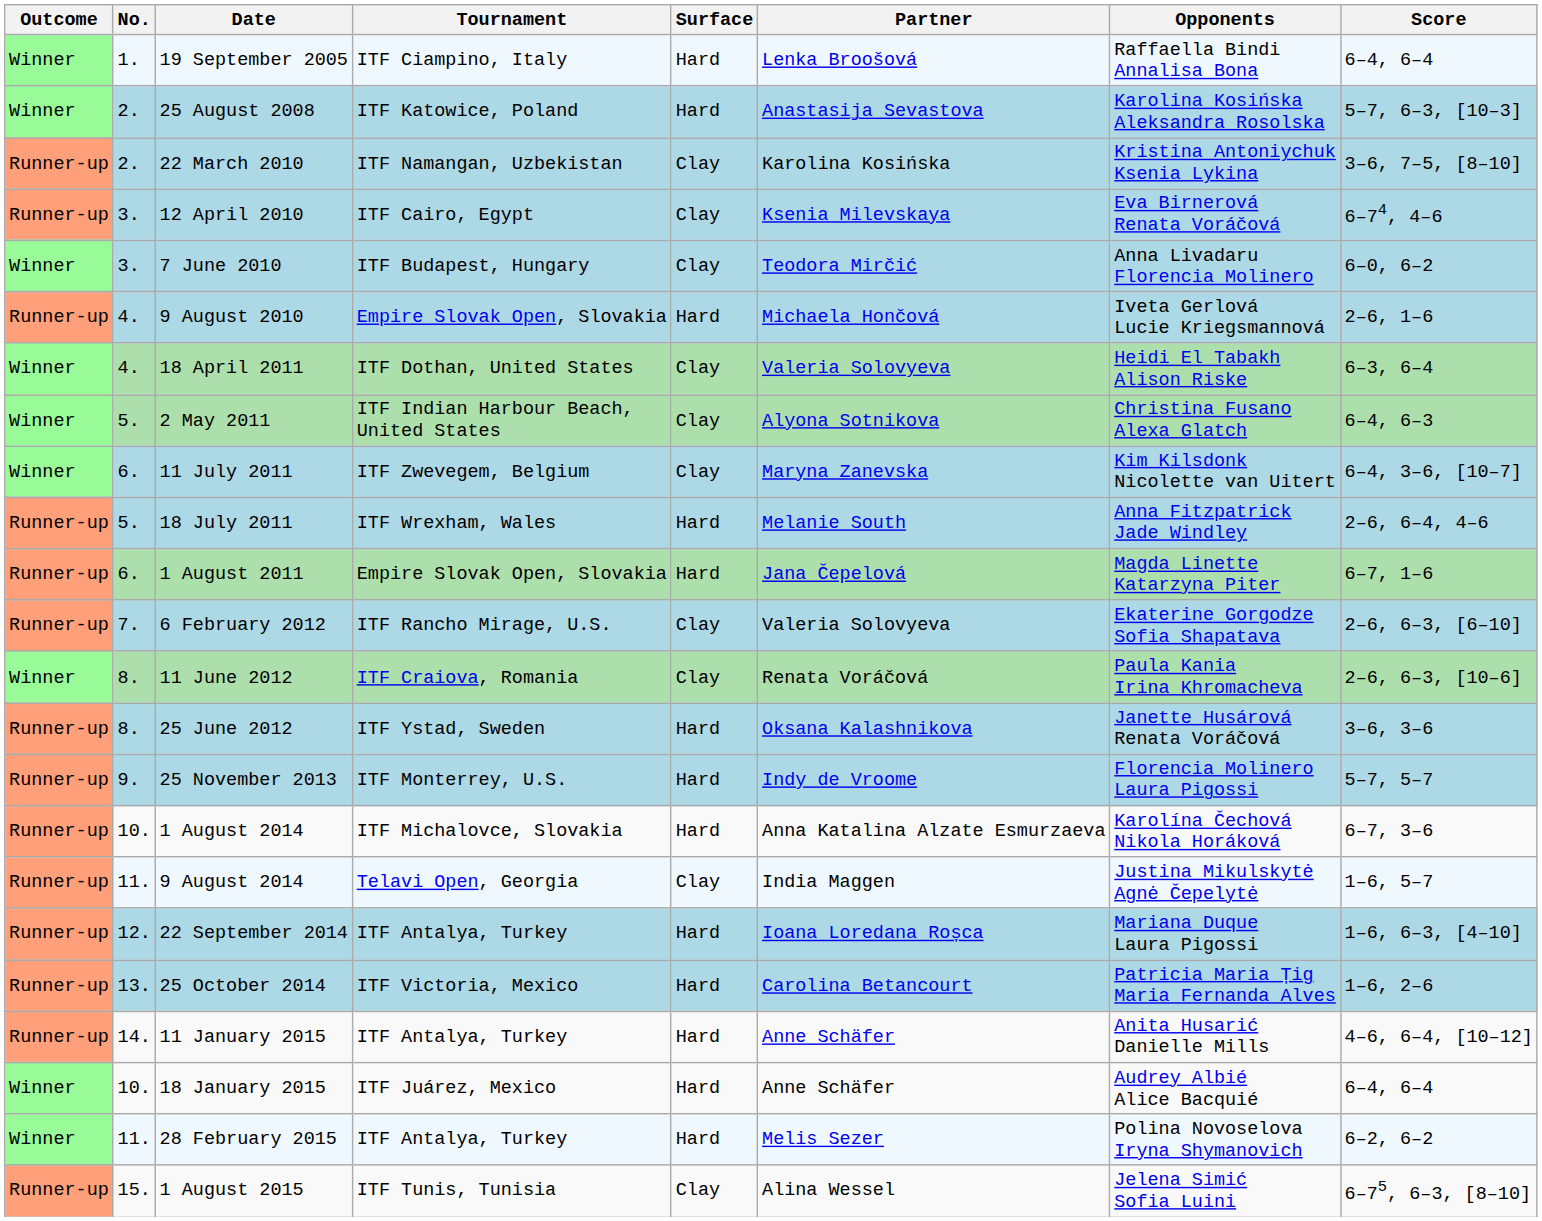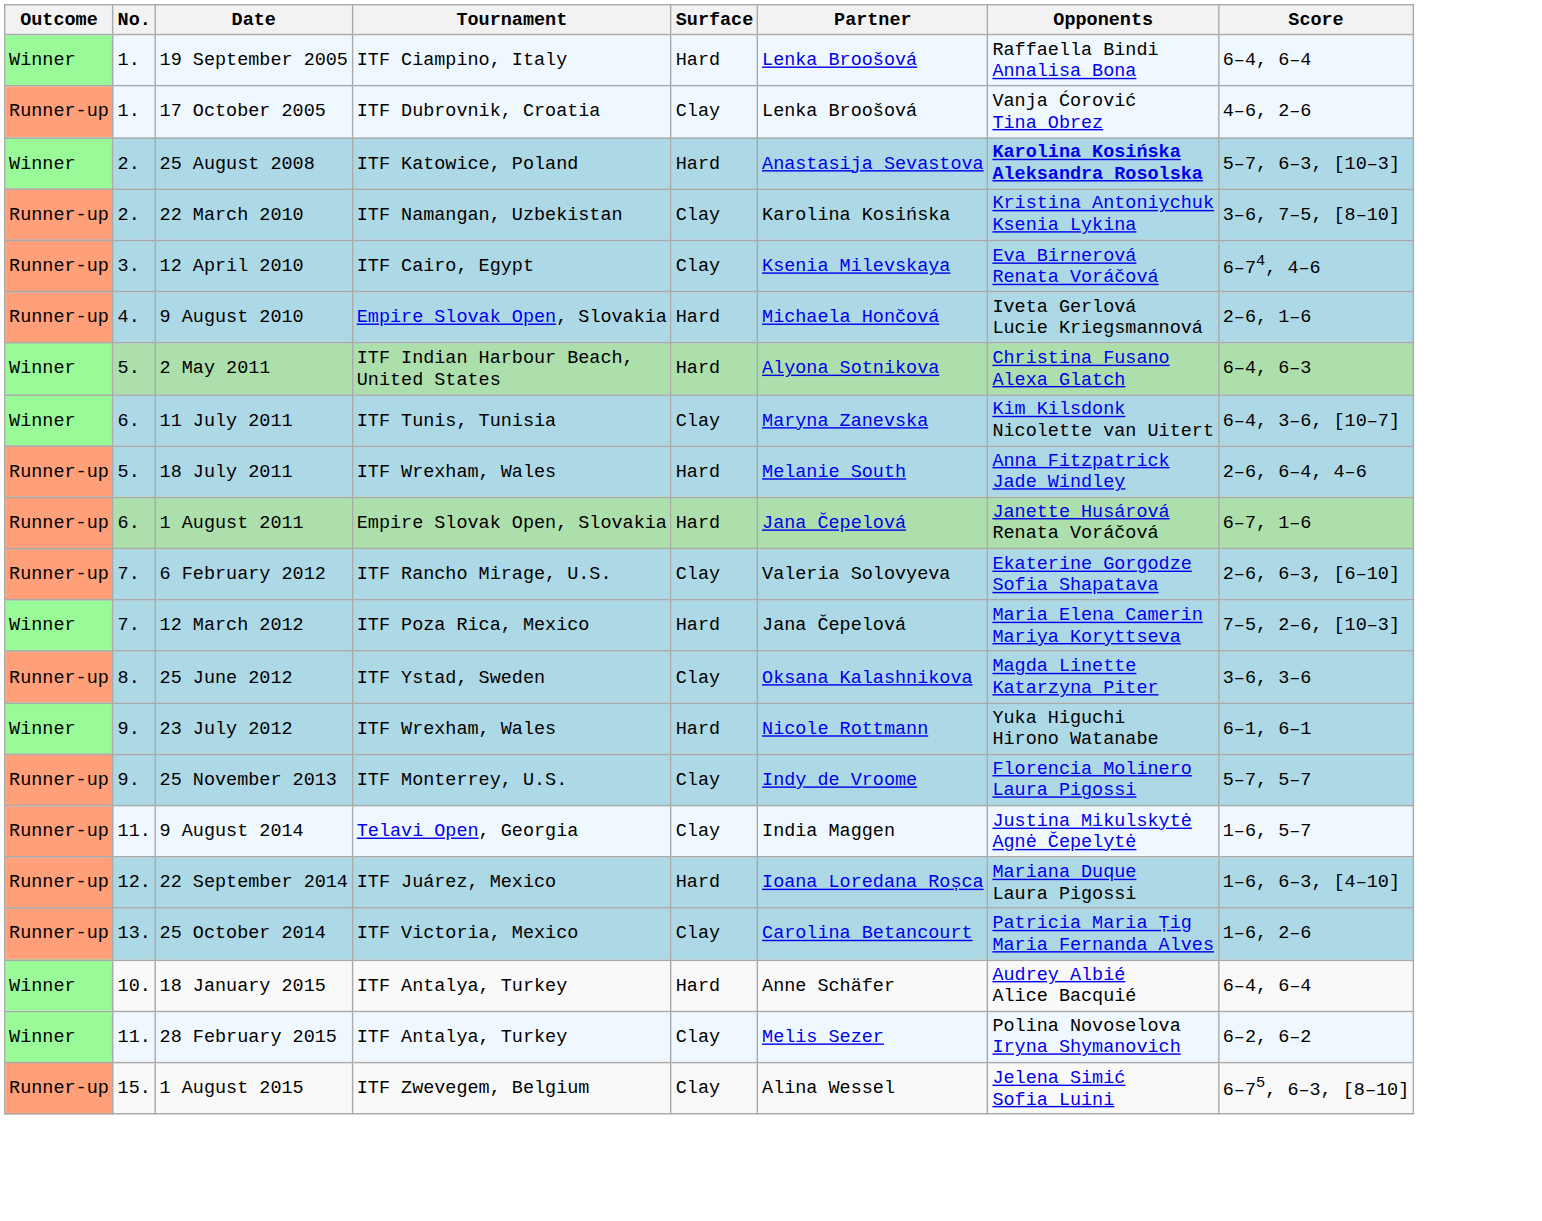+ row: (243, 112)
(1220, 112) normal -> (1098, 163) bold
- row: (221, 266)
- row: (232, 369)
(698, 420) Clay -> (698, 369) Hard
(473, 472) ITF Zwevegem, Belgium -> (456, 420) ITF Tunis, Tunisia
(1197, 574) Magda Linette Katarzyna Piter -> (1081, 523) Janette Husárová Renata Voráčová
+ row: (232, 626)
- row: (226, 677)
(698, 729) Hard -> (698, 677) Clay
(1203, 729) Janette Husárová Renata Voráčová -> (1076, 677) Magda Linette Katarzyna Piter
+ row: (226, 729)
(698, 780) Hard -> (698, 780) Clay
- row: (232, 831)
(462, 934) ITF Antalya, Turkey -> (456, 883) ITF Juárez, Mexico
(698, 985) Hard -> (698, 934) Clay
- row: (243, 1037)
(456, 1088) ITF Juárez, Mexico -> (462, 985) ITF Antalya, Turkey
(698, 1140) Hard -> (698, 1037) Clay
(456, 1191) ITF Tunis, Tunisia -> (473, 1088) ITF Zwevegem, Belgium
